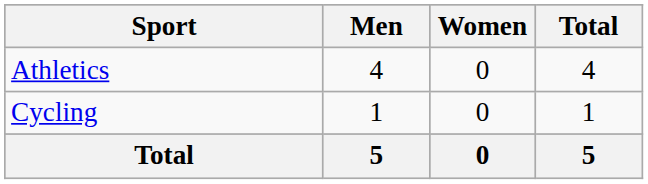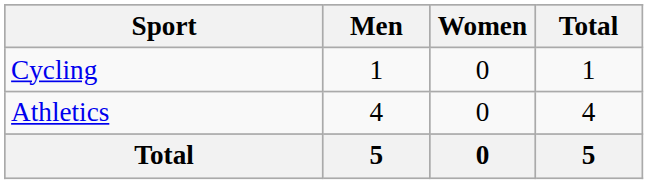rows swapped: (60, 69) <-> (54, 112)
